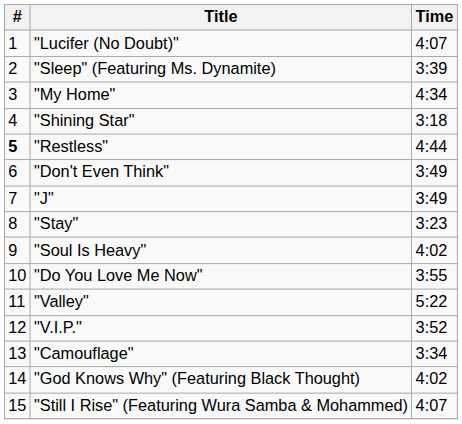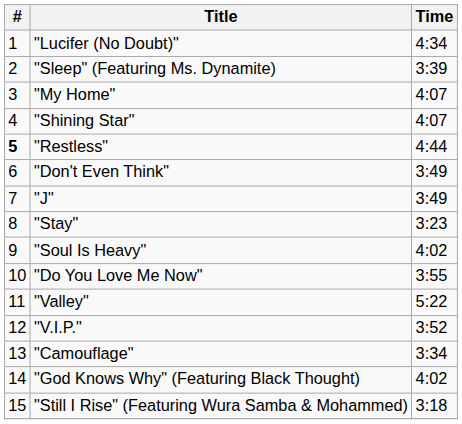(431, 43) 4:07 -> (431, 43) 4:34
(431, 95) 4:34 -> (431, 95) 4:07
(431, 120) 3:18 -> (431, 120) 4:07
(431, 405) 4:07 -> (431, 405) 3:18
